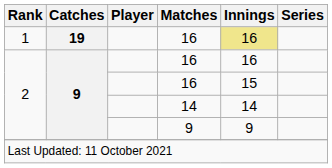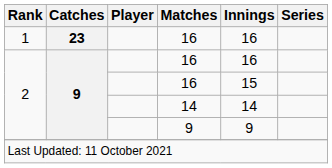(77, 38) 19 -> (77, 38) 23
(249, 38) khaki background -> (249, 38) no background
